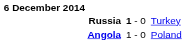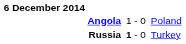rows swapped: (105, 21) <-> (104, 34)
